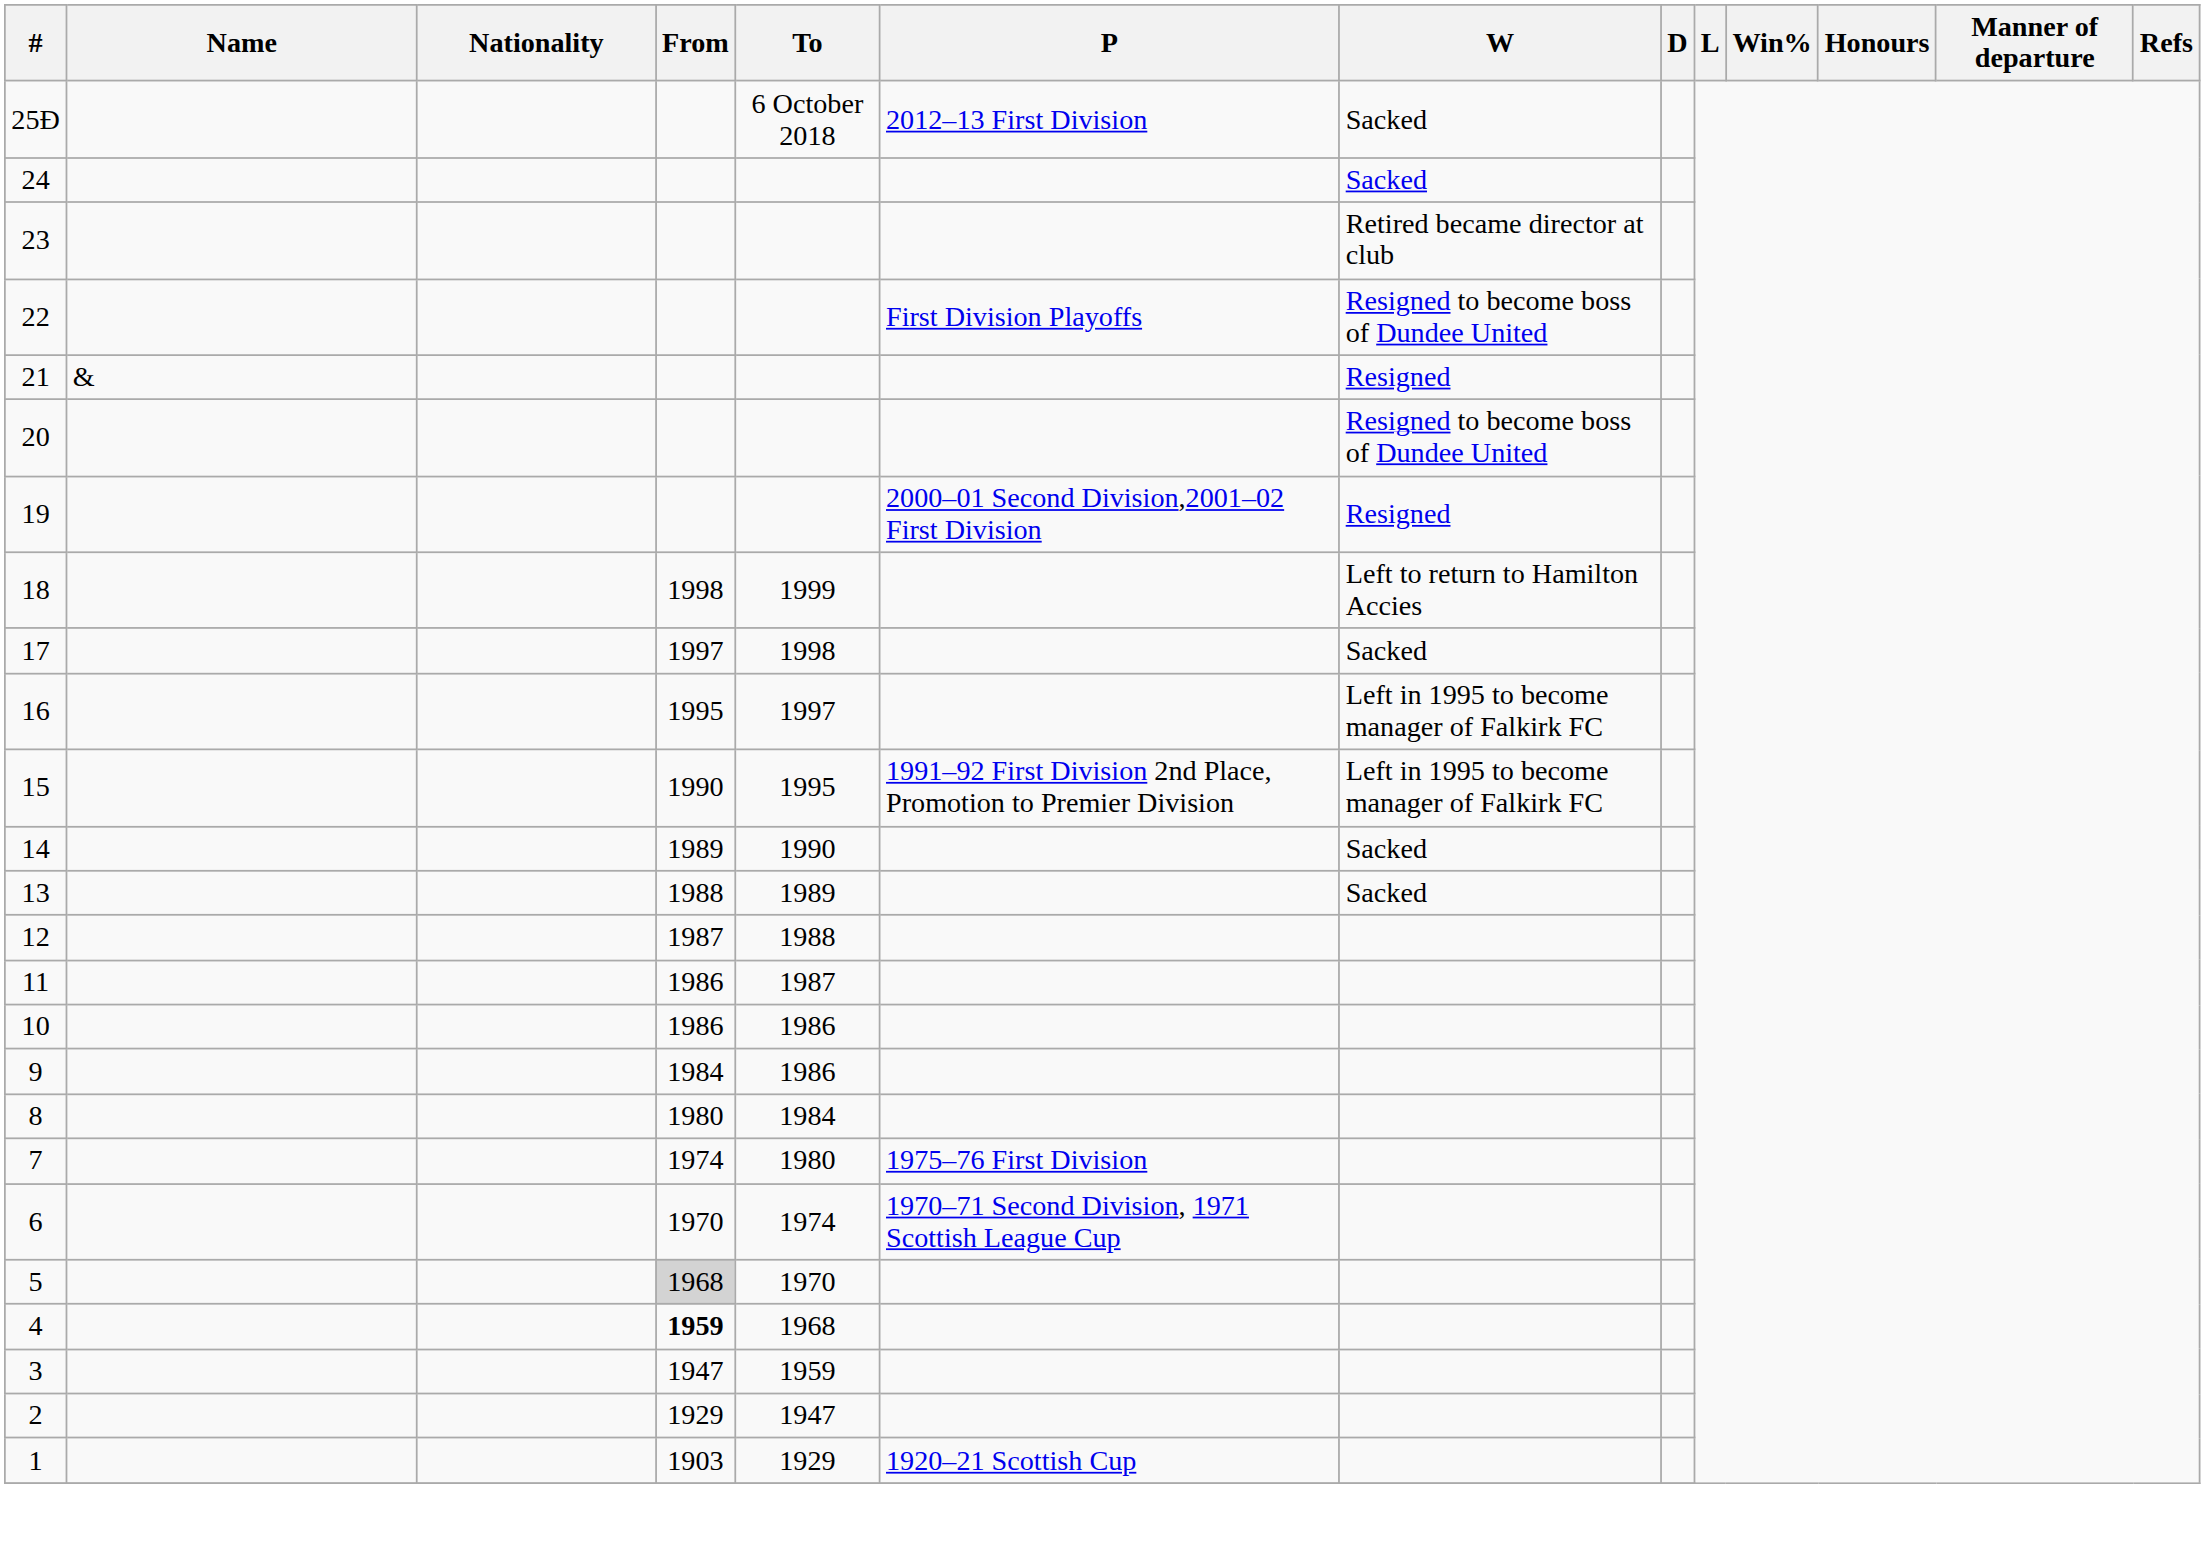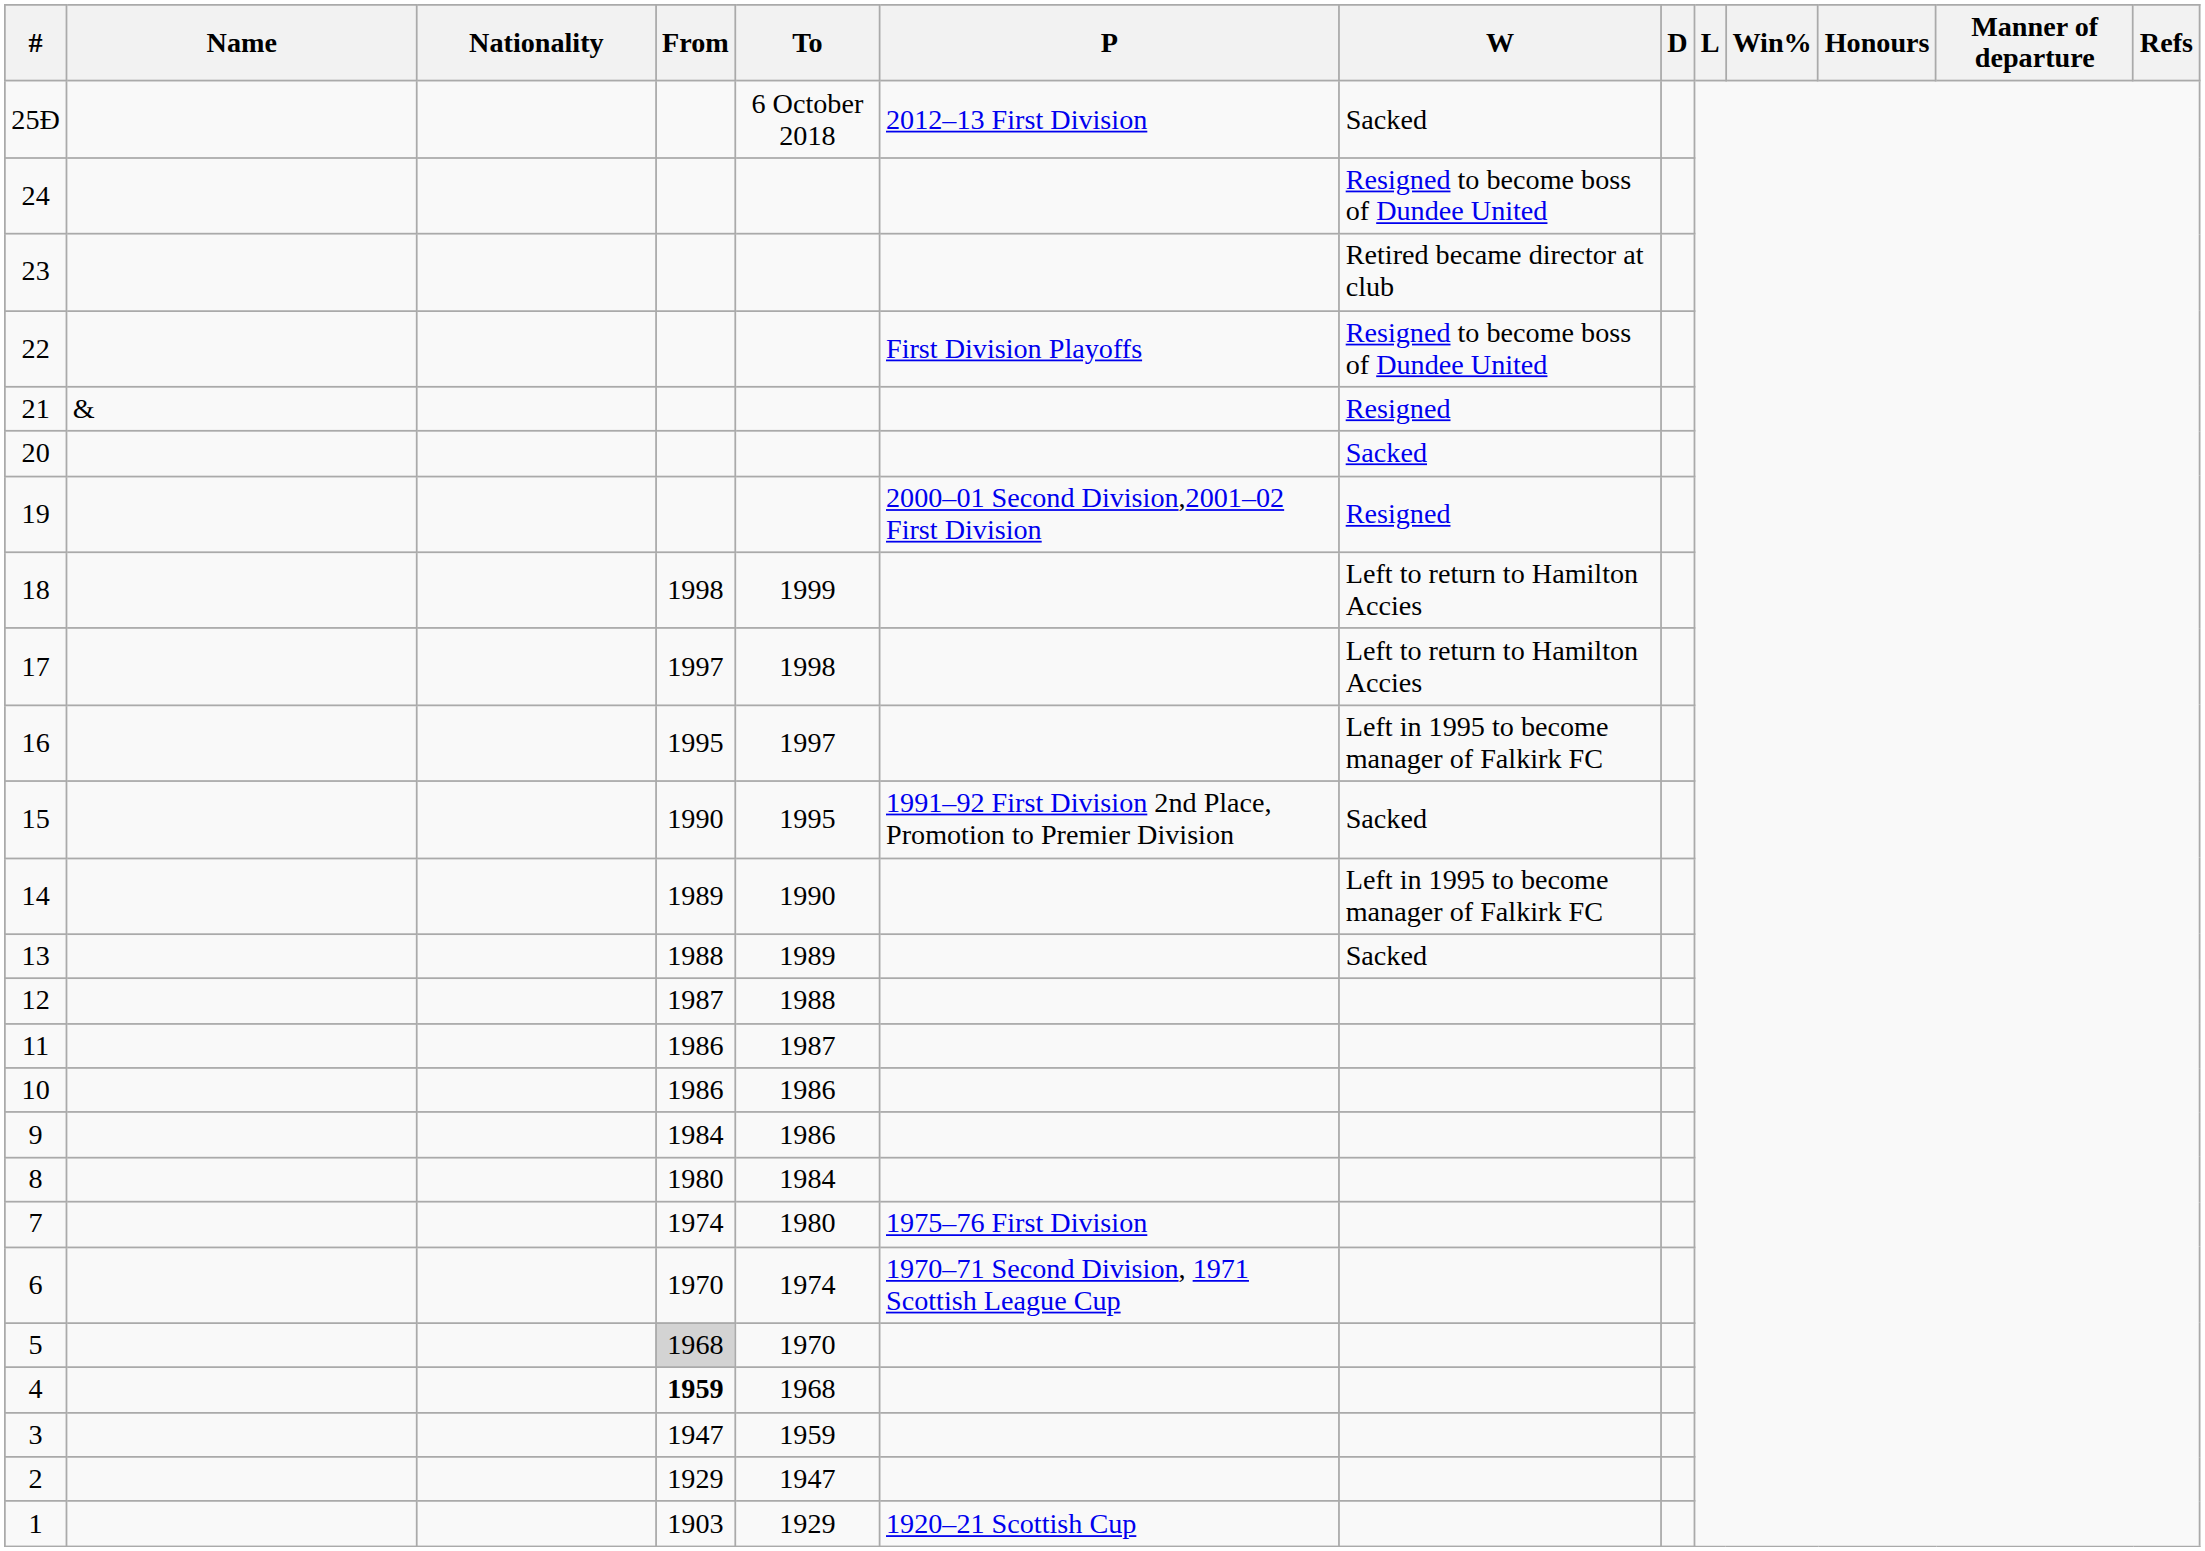(1386, 179) Sacked -> (1488, 195) Resigned to become boss of Dundee United
(1488, 437) Resigned to become boss of Dundee United -> (1386, 453) Sacked
(1386, 650) Sacked -> (1492, 666) Left to return to Hamilton Accies
(1477, 787) Left in 1995 to become manager of Falkirk FC -> (1386, 819) Sacked
(1386, 847) Sacked -> (1477, 895) Left in 1995 to become manager of Falkirk FC
